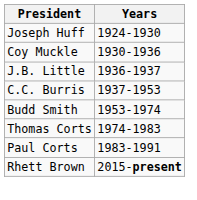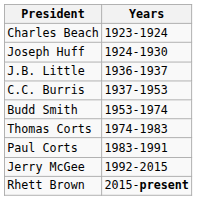+ row: (53, 33)
- row: (42, 52)
+ row: (46, 167)
